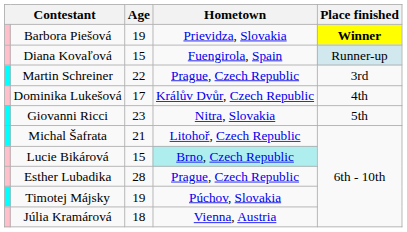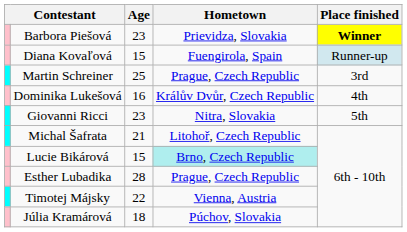(139, 35) 19 -> (139, 35) 23
(139, 75) 22 -> (139, 75) 25
(139, 95) 17 -> (139, 95) 16
(139, 197) 19 -> (139, 197) 22
(235, 197) Púchov, Slovakia -> (235, 197) Vienna, Austria
(235, 217) Vienna, Austria -> (235, 217) Púchov, Slovakia
